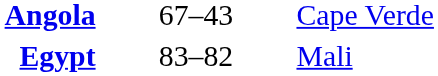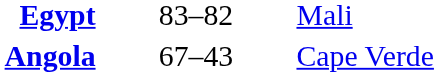rows swapped: (58, 56) <-> (50, 15)
